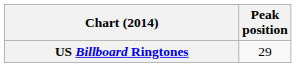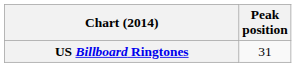(265, 51) 29 -> (265, 51) 31
